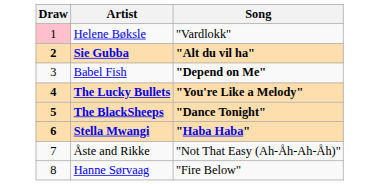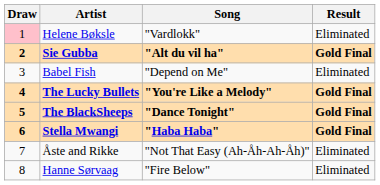+ column: (344, 14)
(221, 72) bold -> (186, 72) normal
